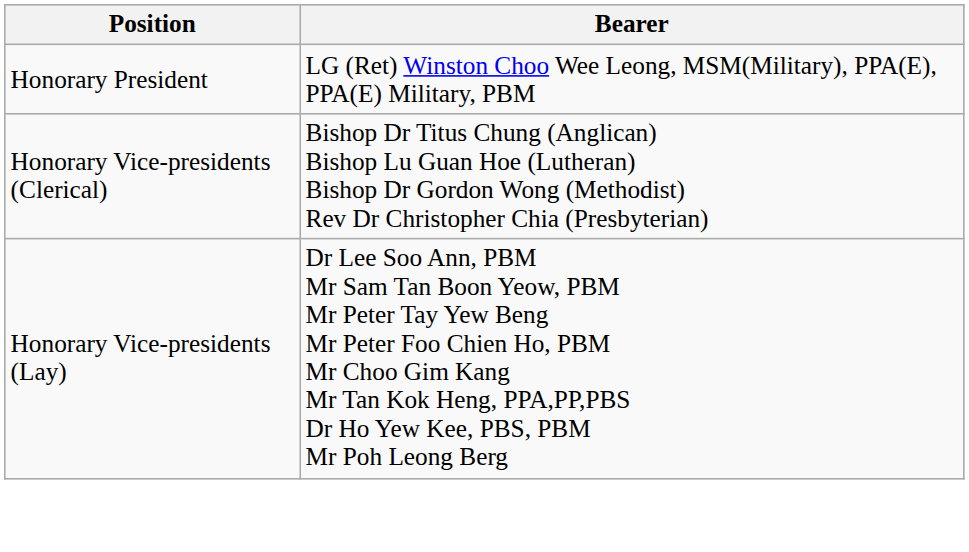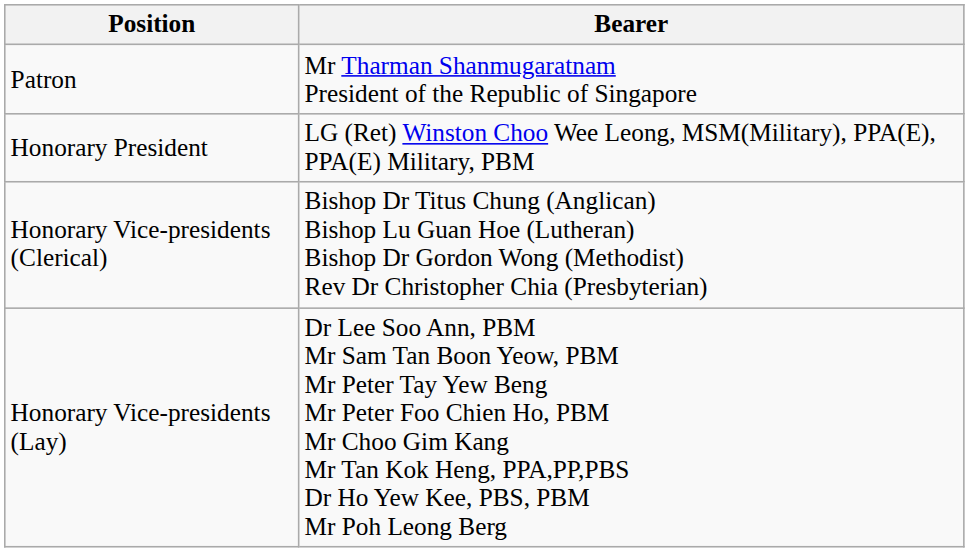+ row: (44, 78)
